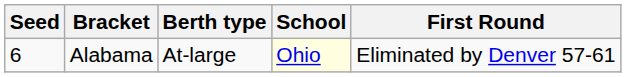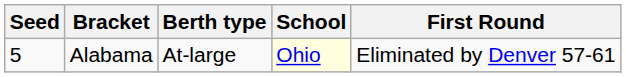(16, 55) 6 -> (16, 55) 5
